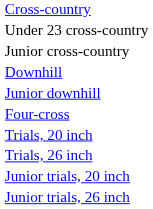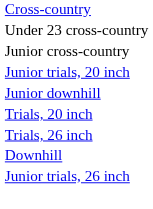rows swapped: (34, 72) <-> (67, 176)
- row: (37, 113)
